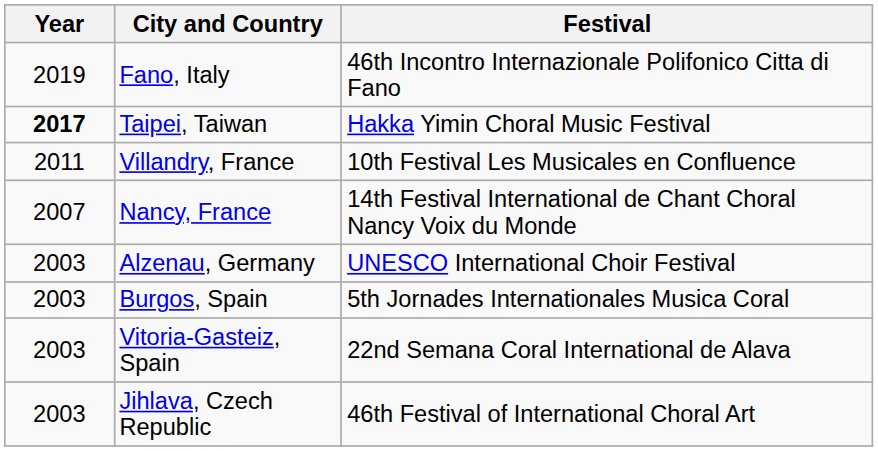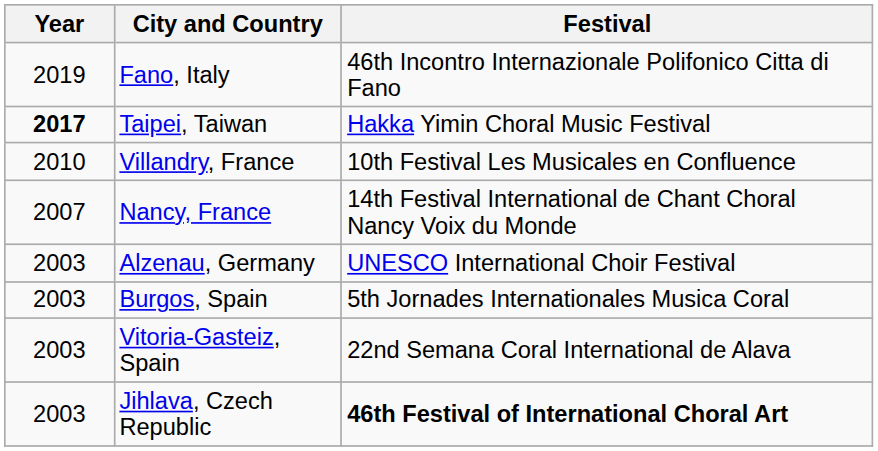(59, 162) 2011 -> (59, 162) 2010
(551, 414) normal -> (568, 414) bold
